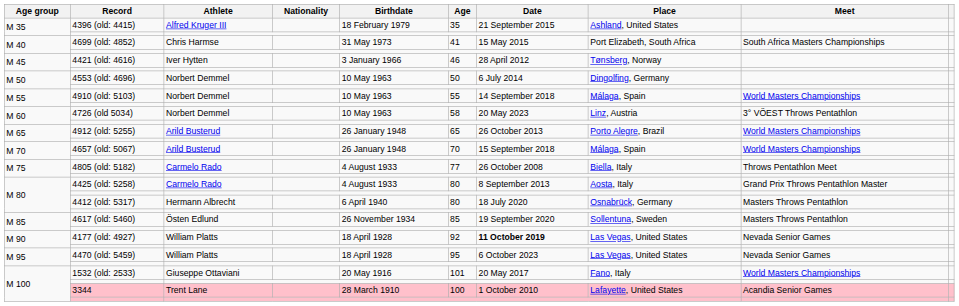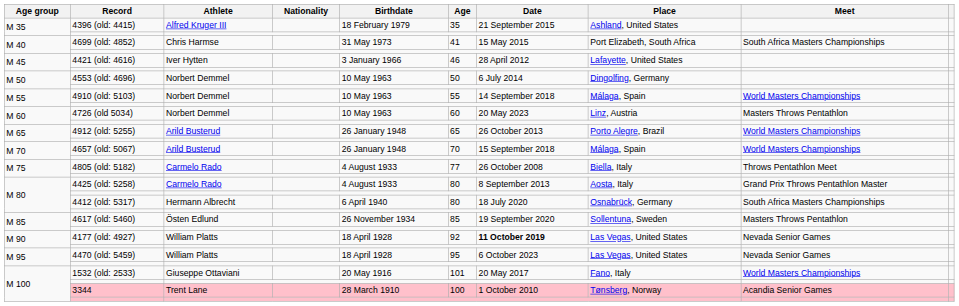(626, 61) Tønsberg, Norway -> (636, 61) Lafayette, United States
(455, 114) 58 -> (455, 114) 60
(800, 114) 3° VÖEST Throws Pentathlon -> (795, 114) Masters Throws Pentathlon
(795, 202) Masters Throws Pentathlon -> (814, 202) South Africa Masters Championships
(636, 291) Lafayette, United States -> (626, 291) Tønsberg, Norway
